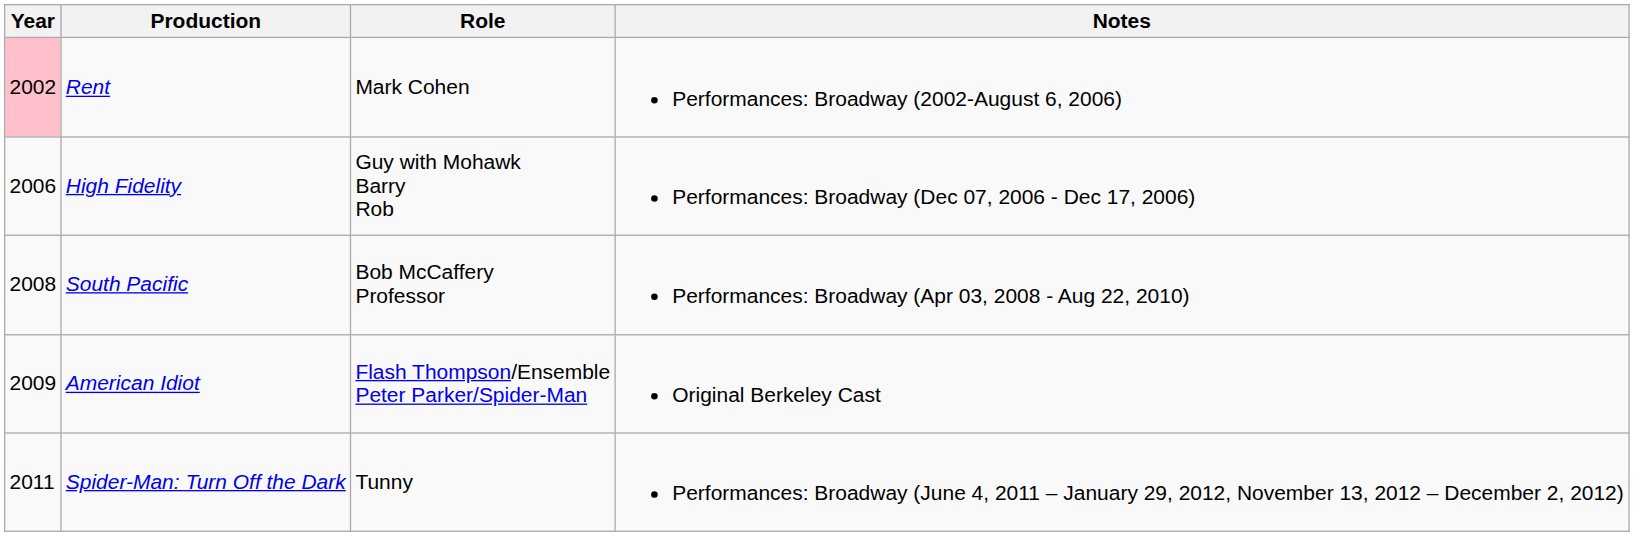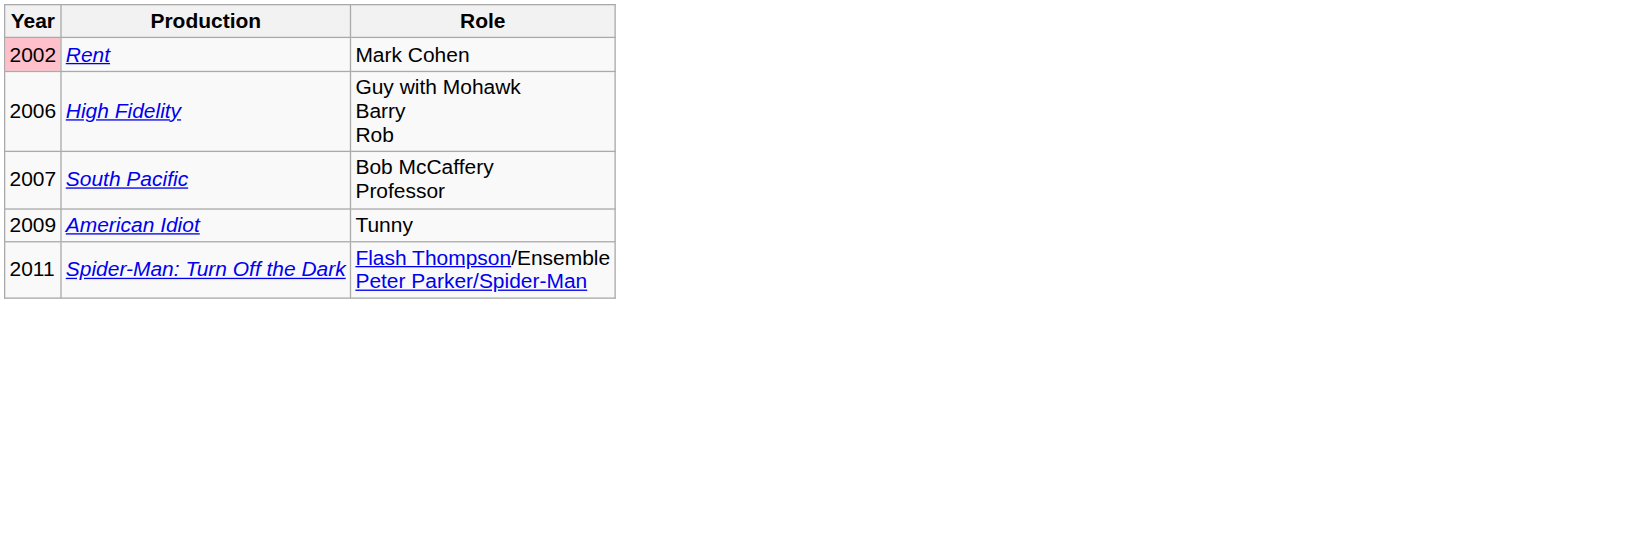- column: (1122, 21)
(33, 284) 2008 -> (33, 179) 2007
(483, 383) Flash Thompson/Ensemble Peter Parker/Spider-Man -> (384, 224) Tunny
(384, 482) Tunny -> (483, 269) Flash Thompson/Ensemble Peter Parker/Spider-Man
